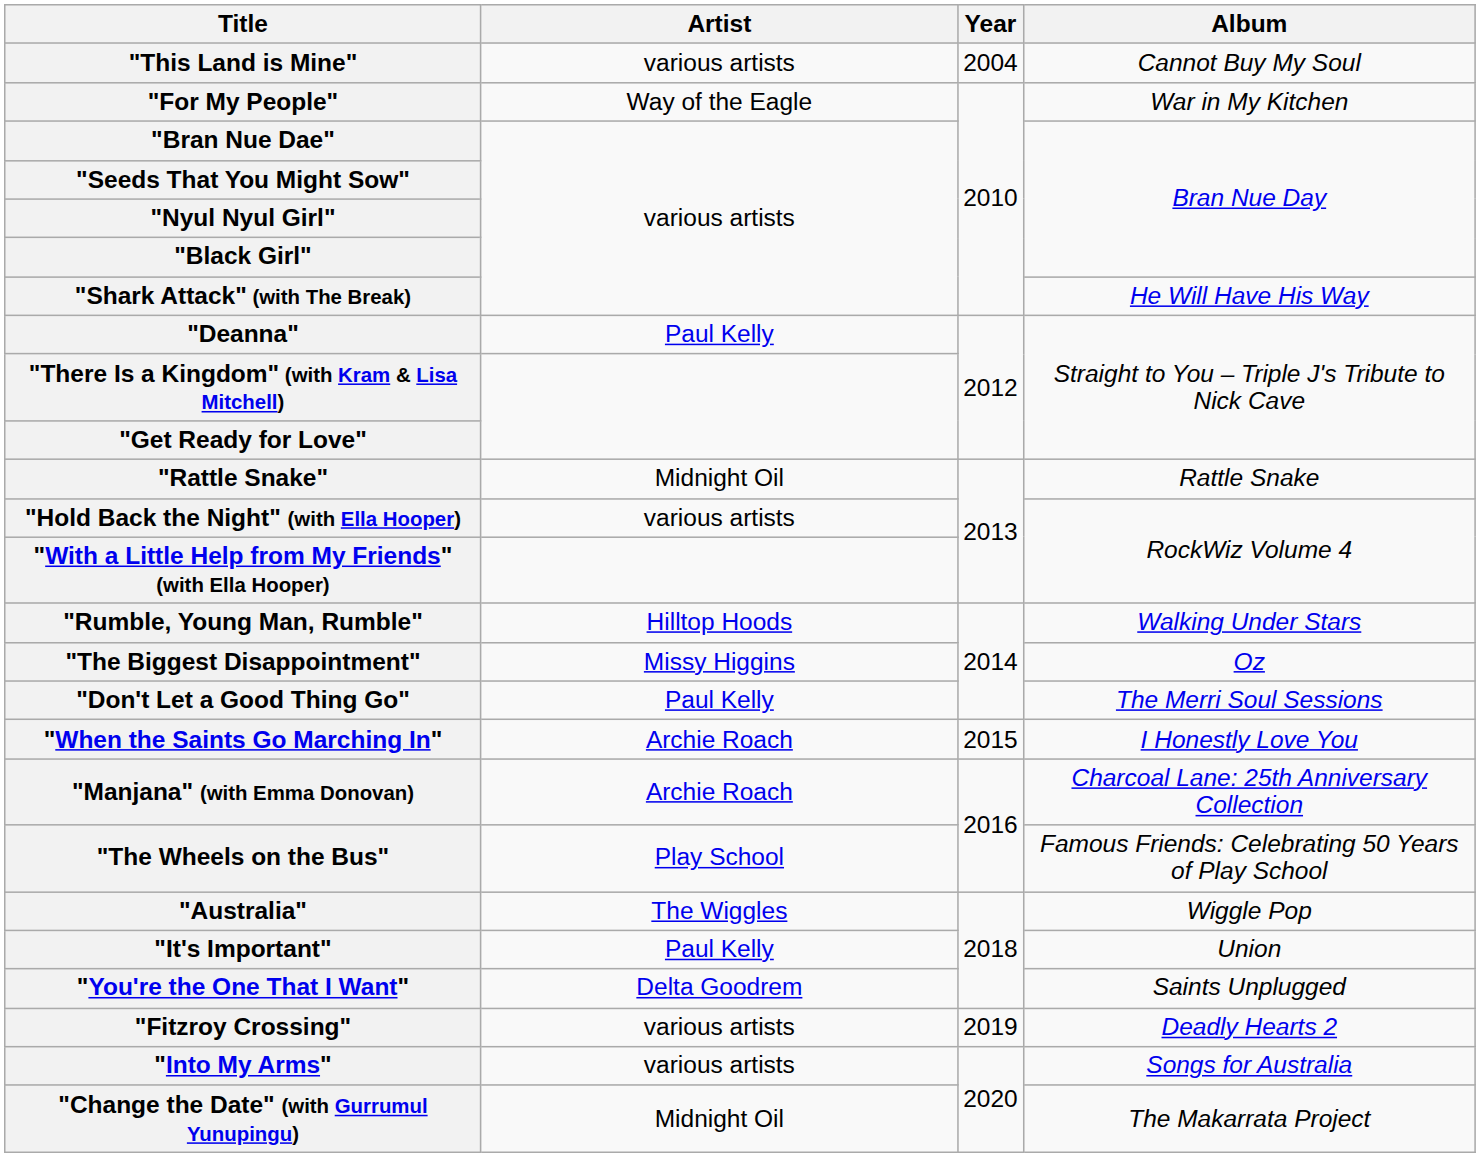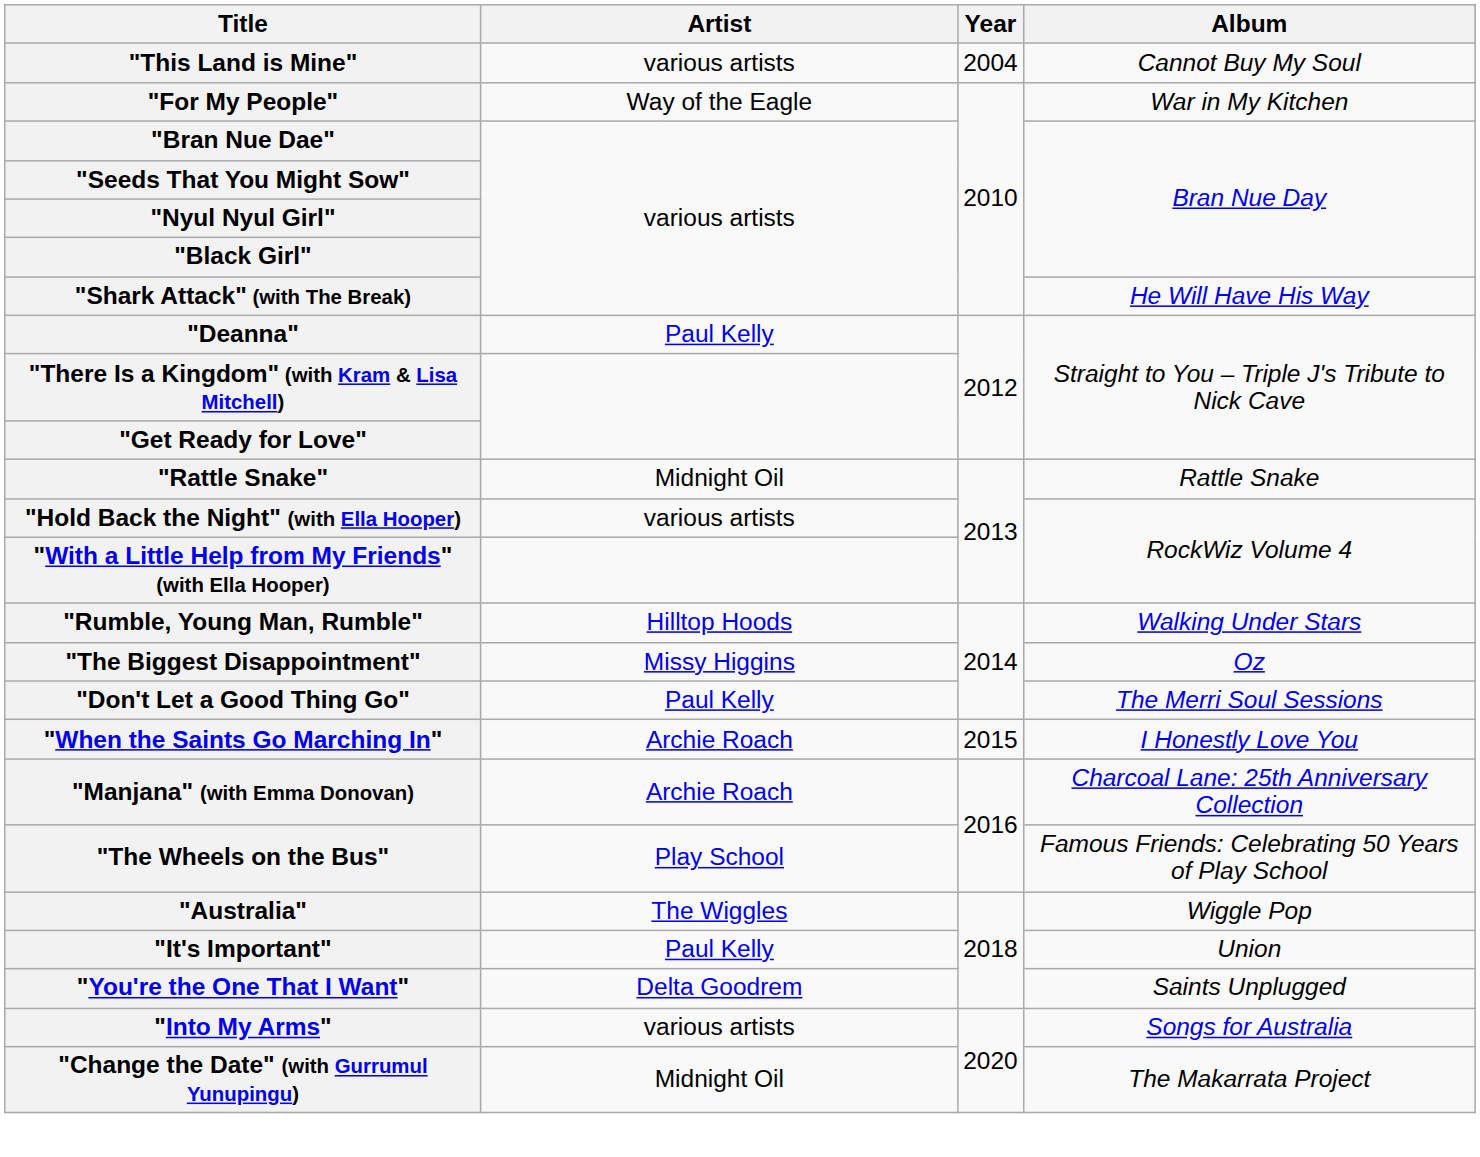- row: (243, 1027)
